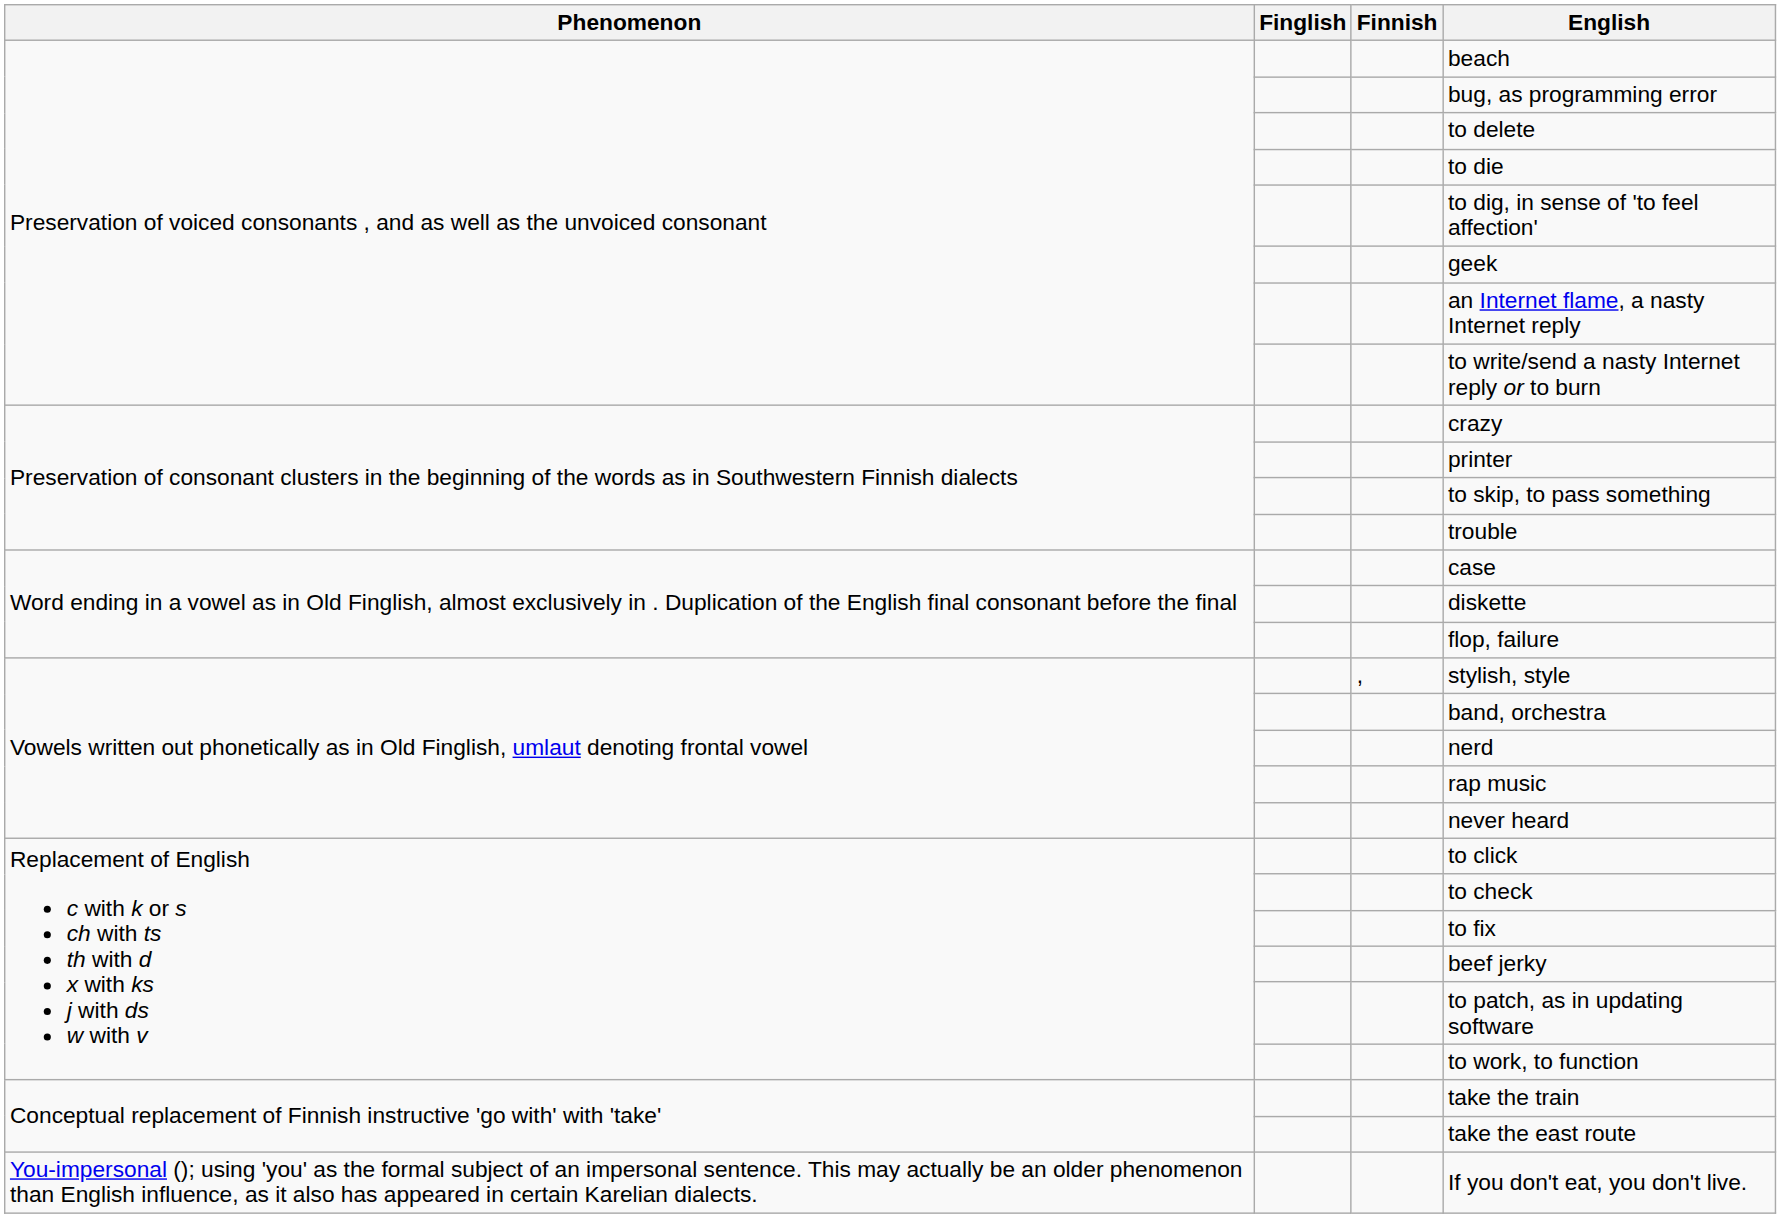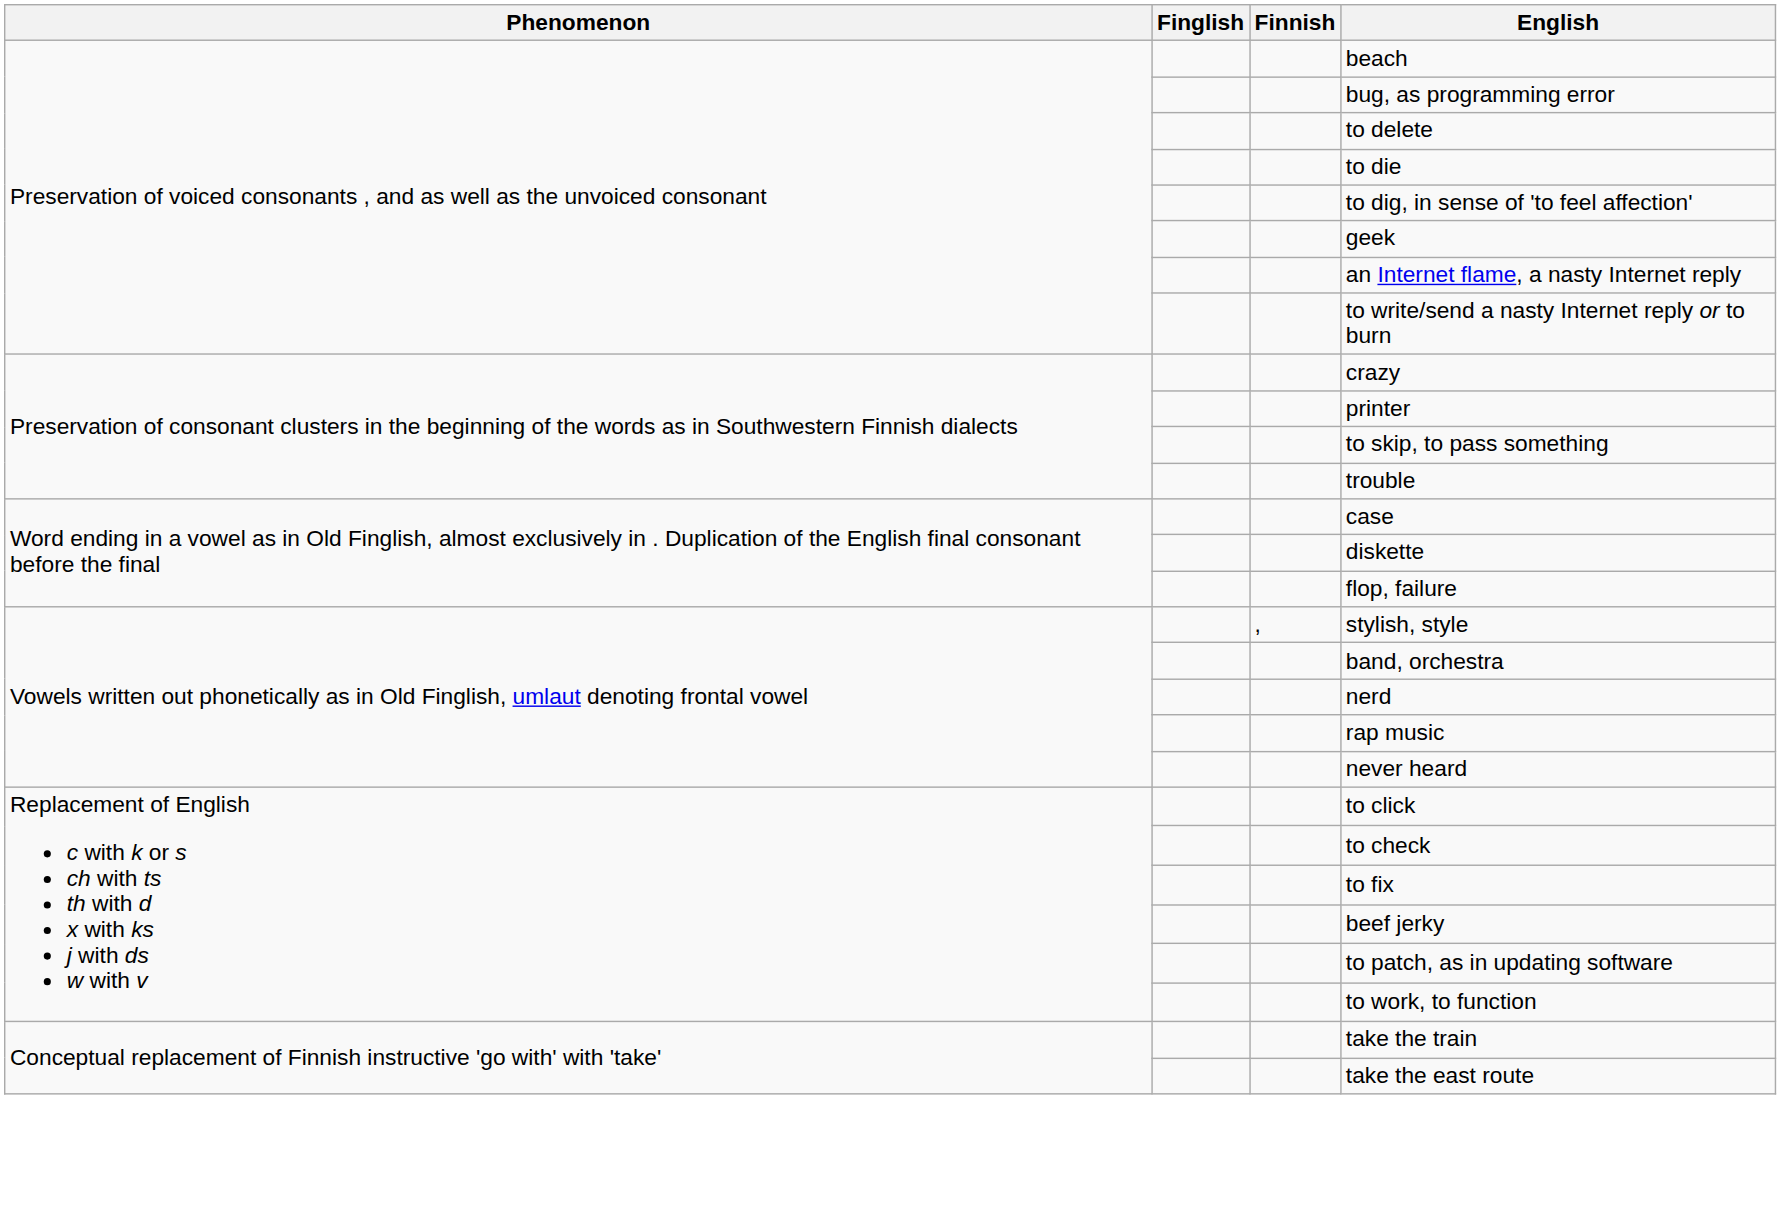- row: (1598, 1182)
